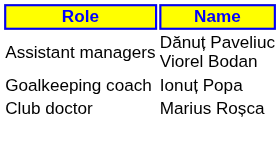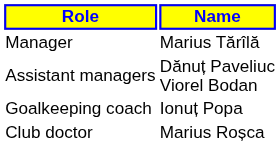+ row: (39, 42)
